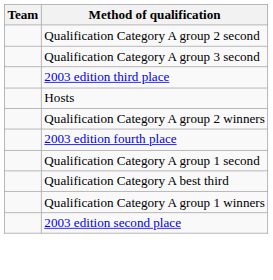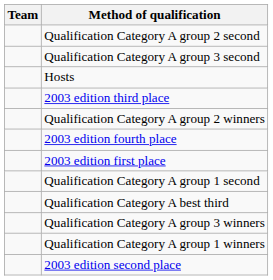rows swapped: (59, 98) <-> (107, 77)
+ row: (105, 160)
+ row: (155, 222)
